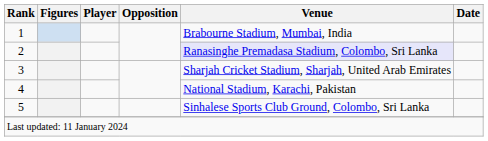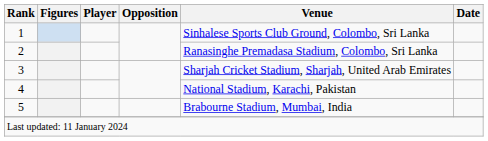(268, 32) Brabourne Stadium, Mumbai, India -> (306, 32) Sinhalese Sports Club Ground, Colombo, Sri Lanka
(310, 51) lavender background -> (310, 51) no background
(306, 107) Sinhalese Sports Club Ground, Colombo, Sri Lanka -> (268, 107) Brabourne Stadium, Mumbai, India
